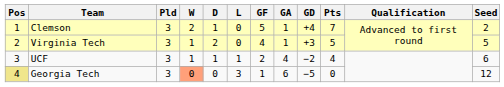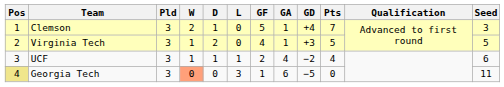(486, 28) 2 -> (486, 28) 3
(486, 74) 12 -> (486, 74) 11
